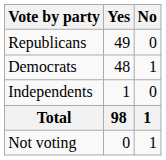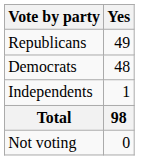- column: (147, 17)
